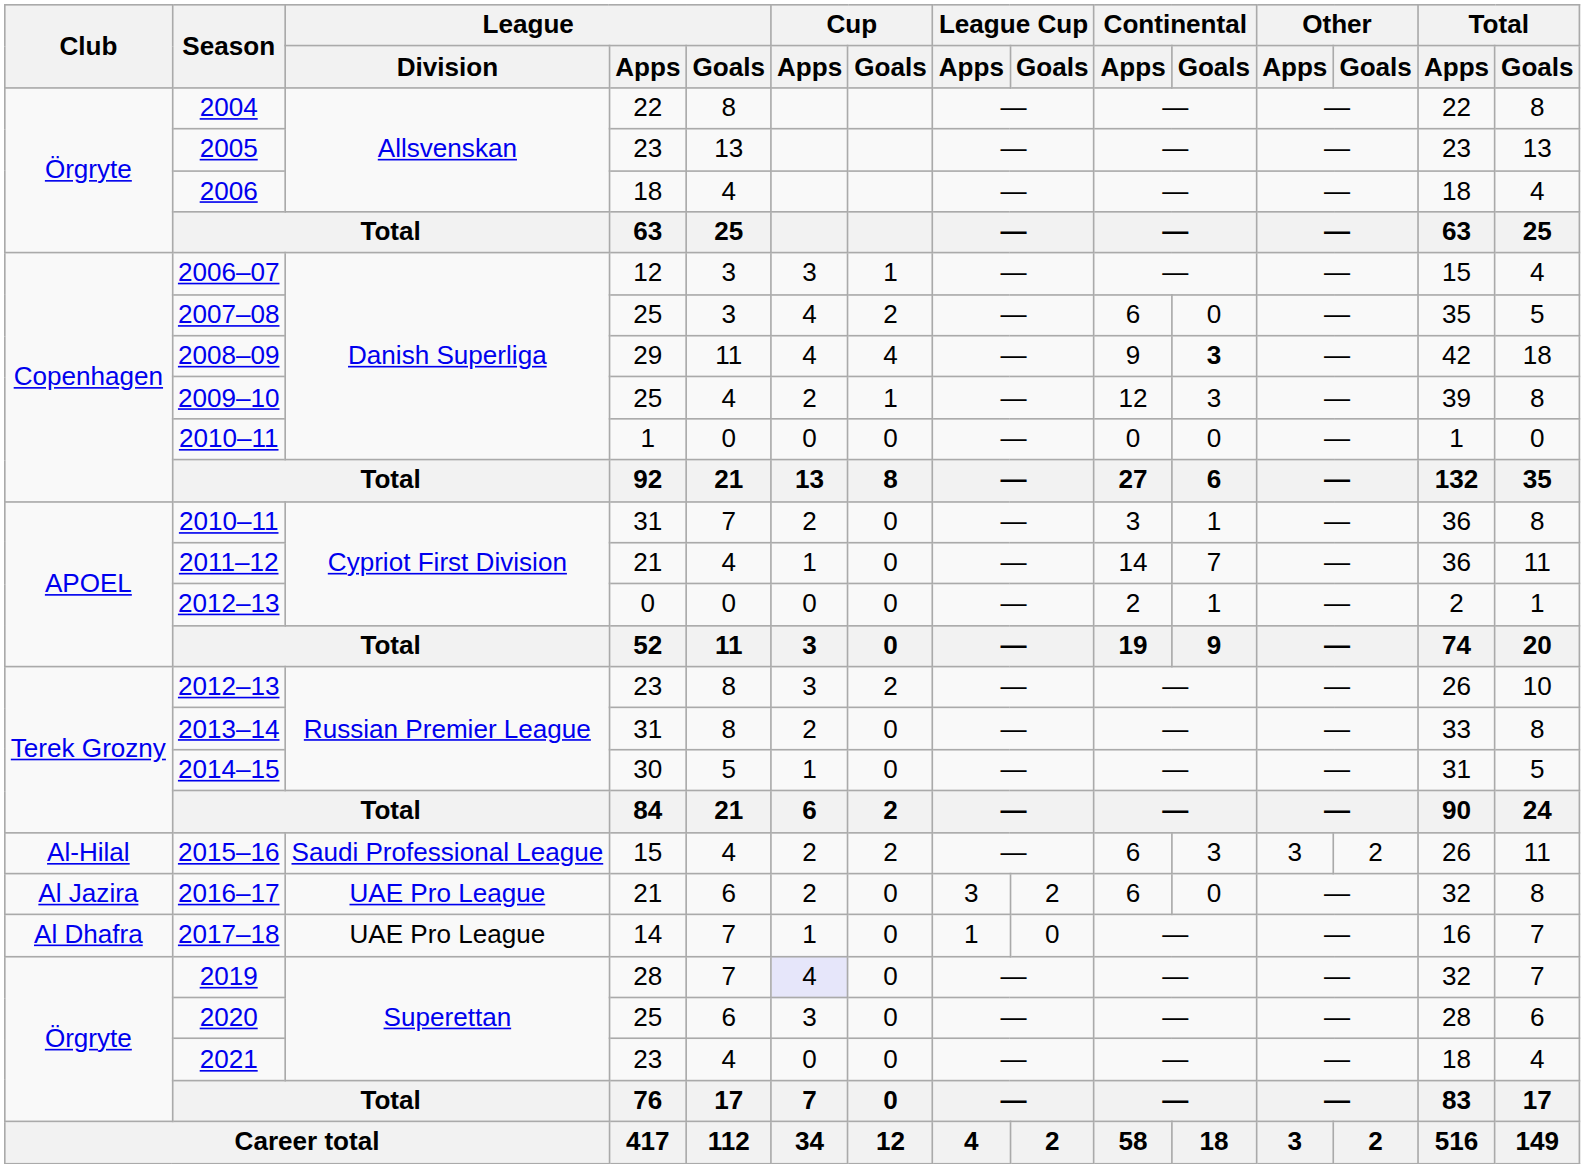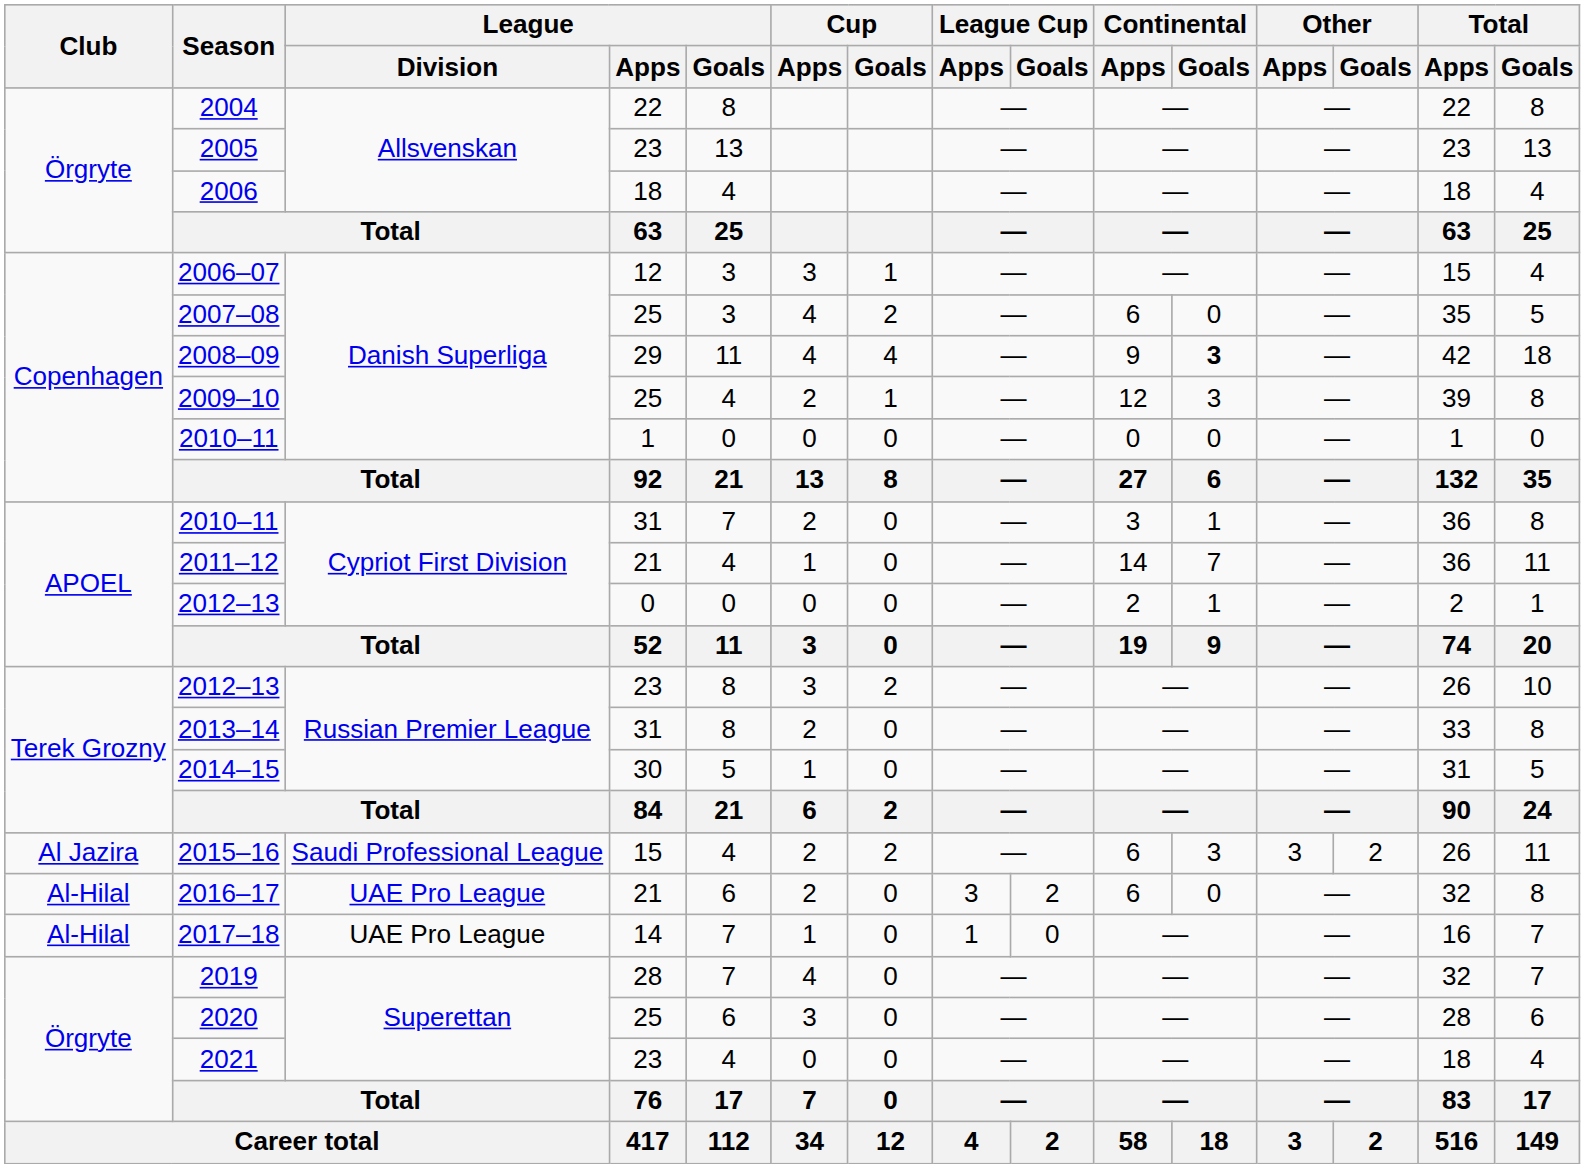(88, 852) Al-Hilal -> (88, 852) Al Jazira
(88, 893) Al Jazira -> (88, 893) Al-Hilal
(88, 935) Al Dhafra -> (88, 935) Al-Hilal
(810, 976) lavender background -> (810, 976) no background
